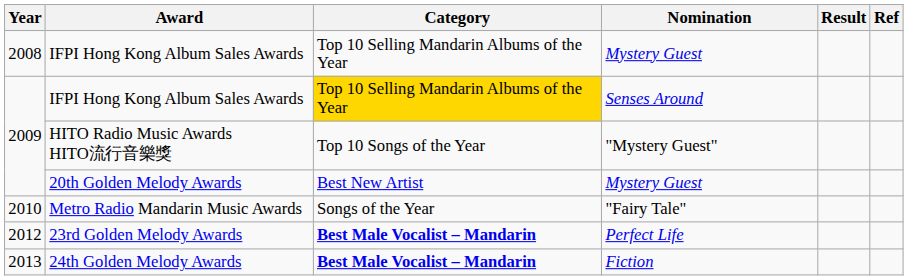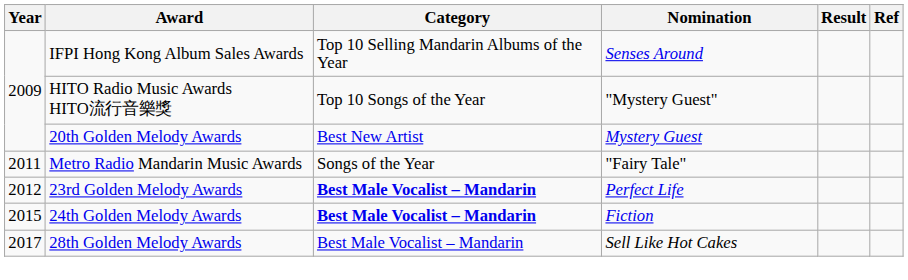- row: (176, 53)
(450, 98) gold background -> (450, 53) no background
(25, 208) 2010 -> (25, 163) 2011
(25, 261) 2013 -> (25, 216) 2015
+ row: (145, 242)
